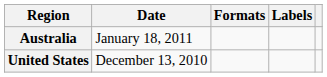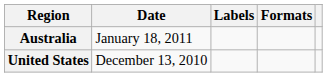columns swapped: (240, 15) <-> (292, 15)
